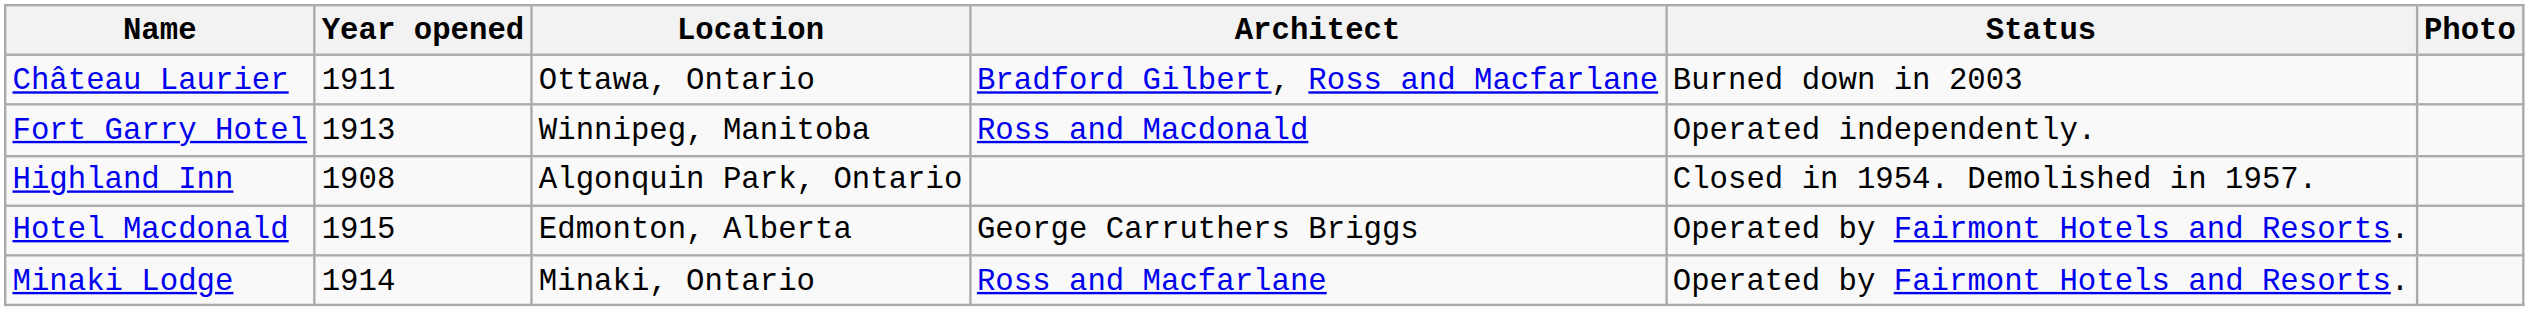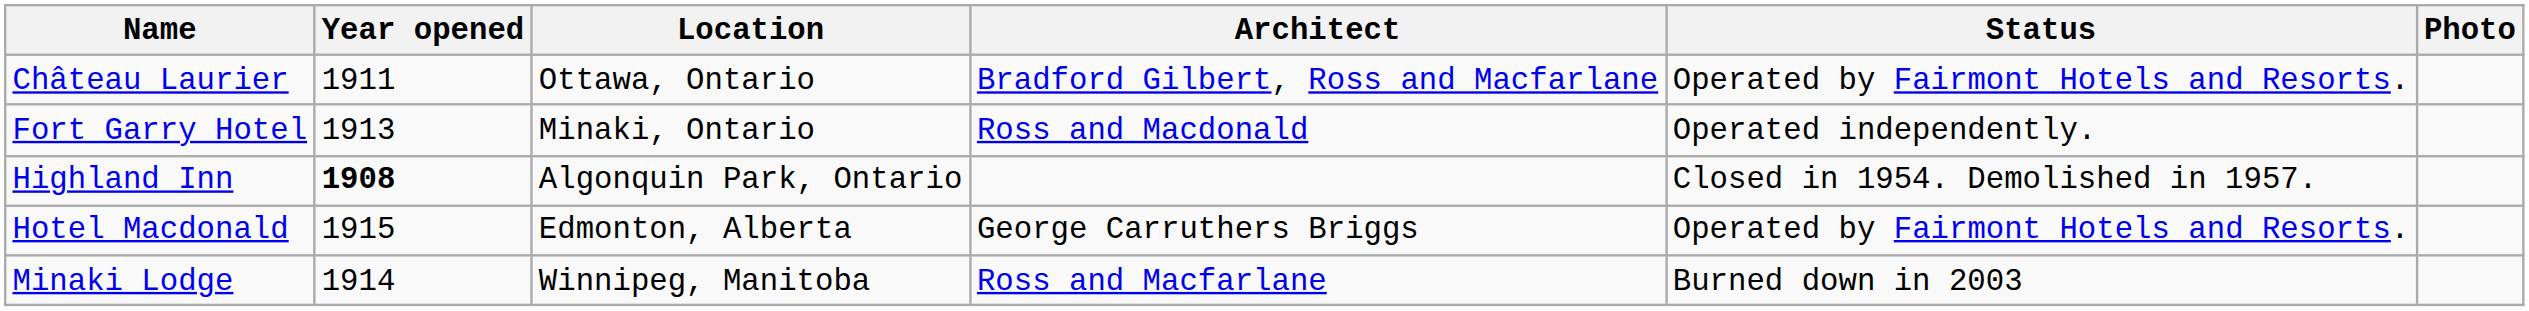(1848, 80) Burned down in 2003 -> (2041, 80) Operated by Fairmont Hotels and Resorts.
(705, 130) Winnipeg, Manitoba -> (677, 130) Minaki, Ontario
(359, 180) normal -> (359, 180) bold
(677, 280) Minaki, Ontario -> (705, 280) Winnipeg, Manitoba
(2041, 280) Operated by Fairmont Hotels and Resorts. -> (1848, 280) Burned down in 2003
